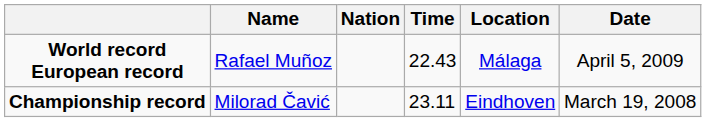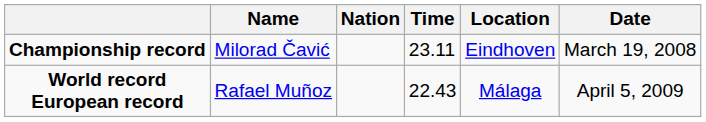rows swapped: (107, 60) <-> (107, 101)
